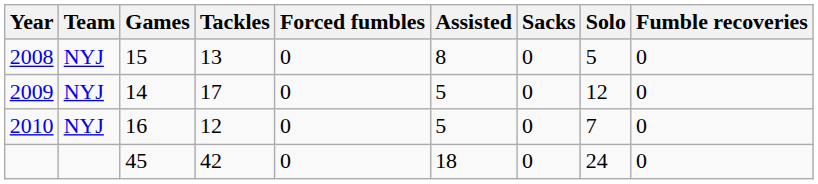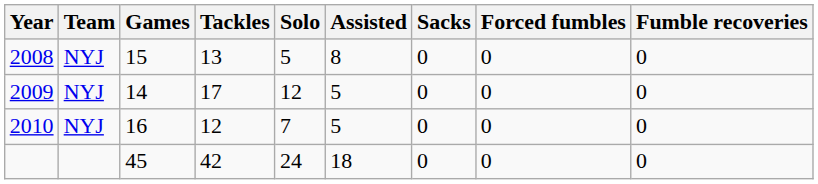columns swapped: (606, 21) <-> (353, 21)
